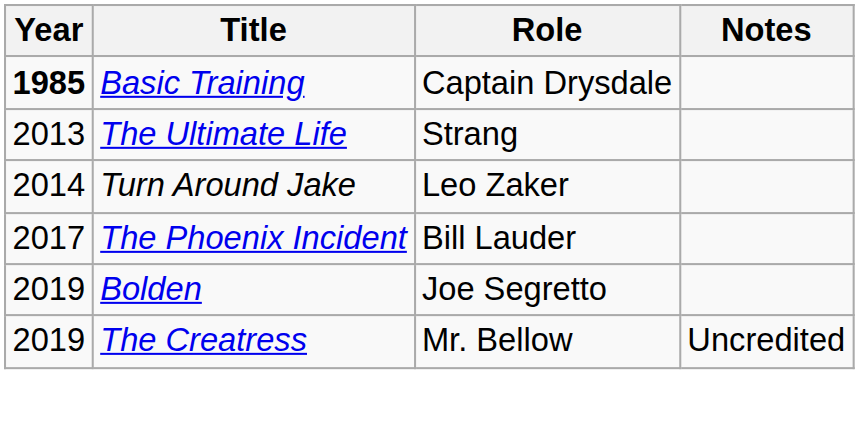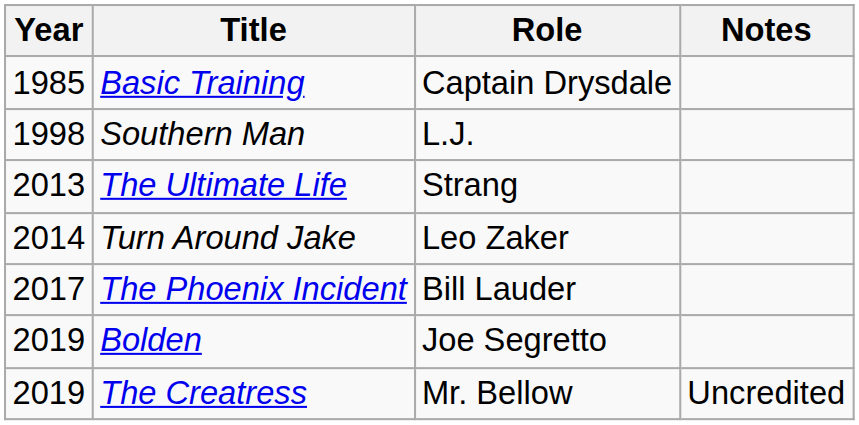(49, 82) bold -> (49, 82) normal
+ row: (203, 133)
